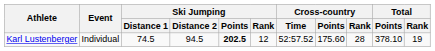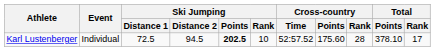(146, 40) 74.5 -> (146, 40) 72.5
(263, 40) 12 -> (263, 40) 10
(417, 40) 19 -> (417, 40) 17
